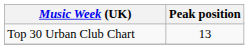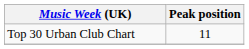(205, 34) 13 -> (205, 34) 11
